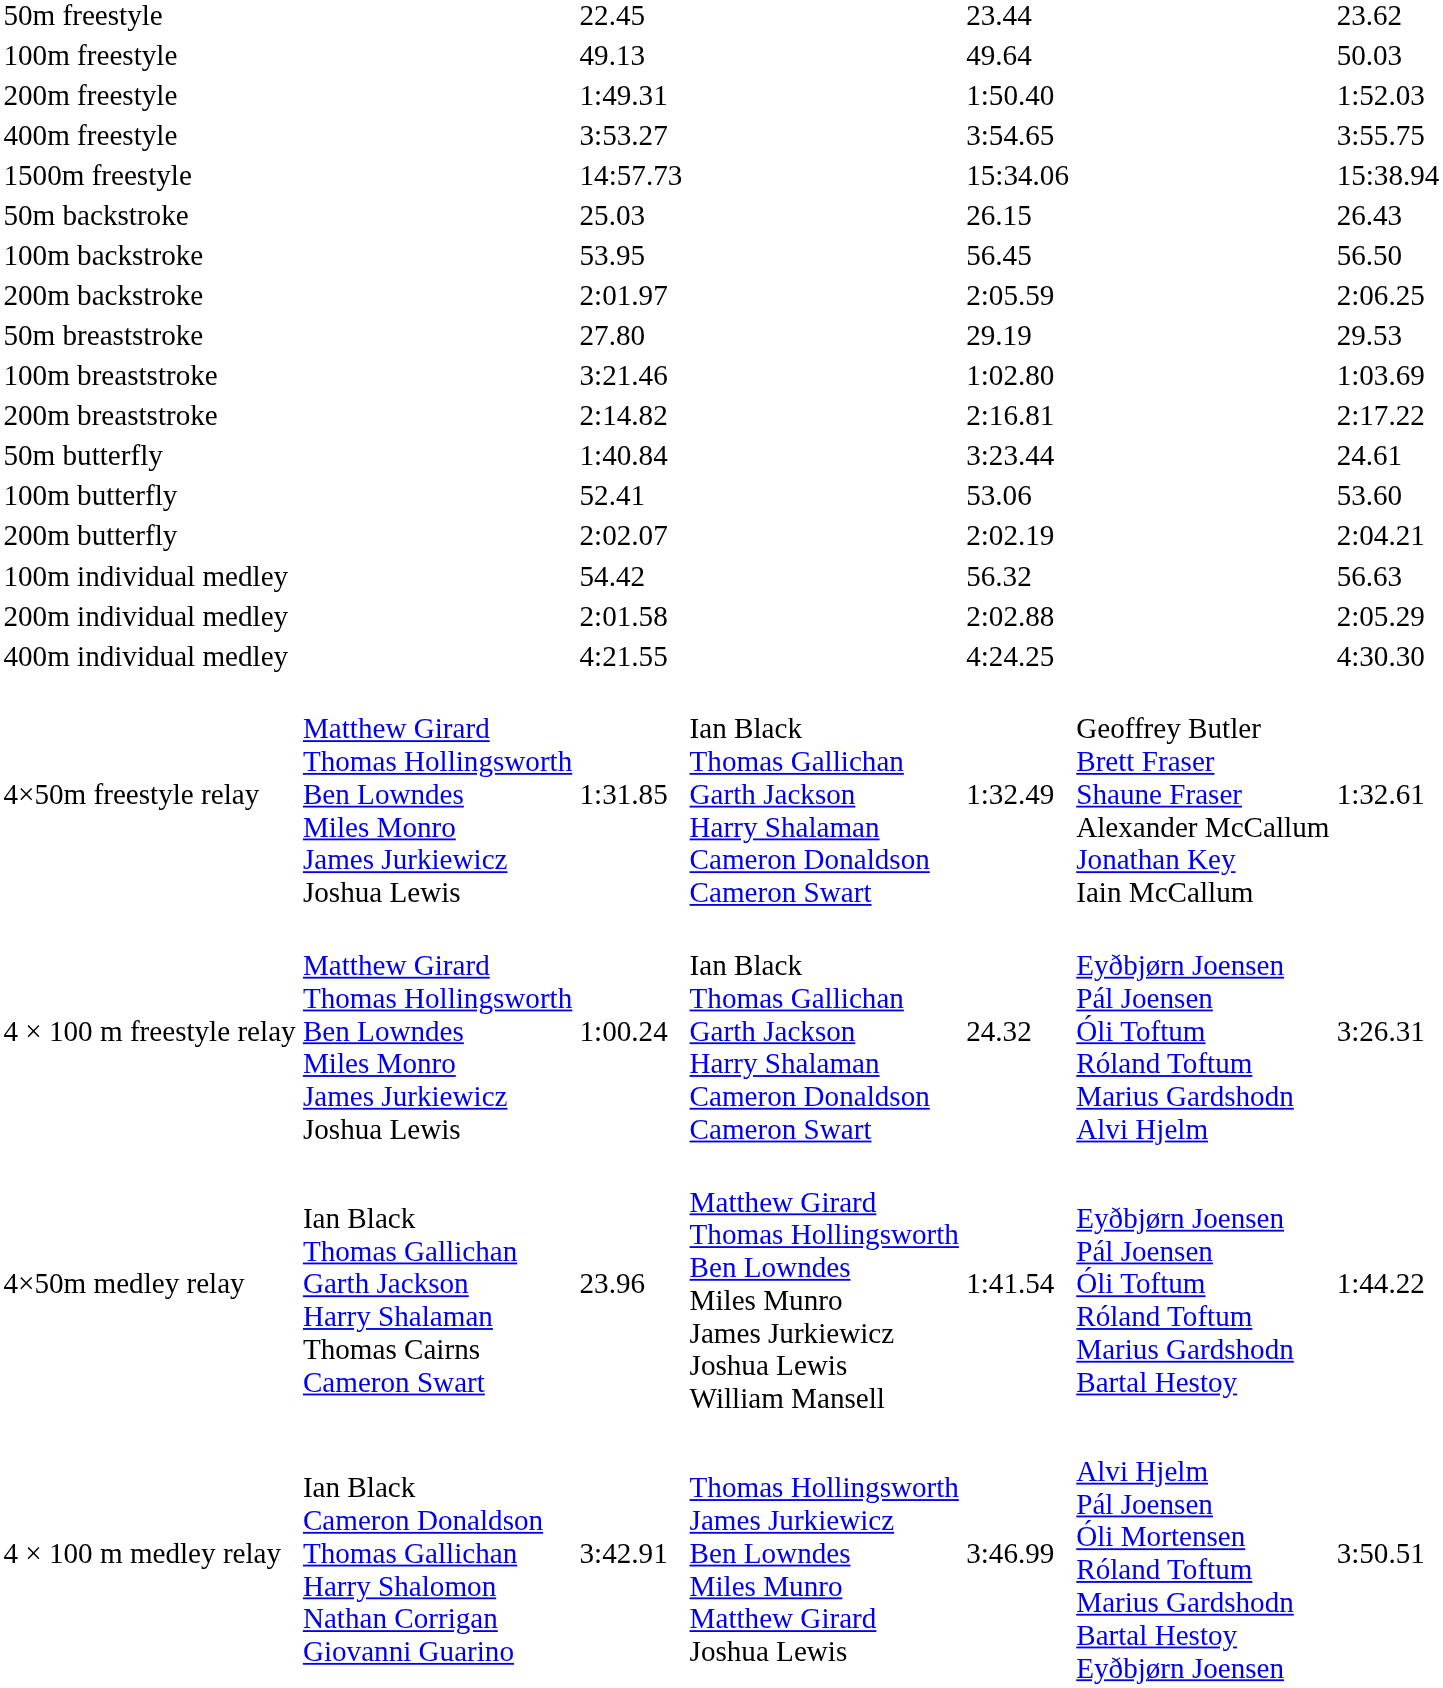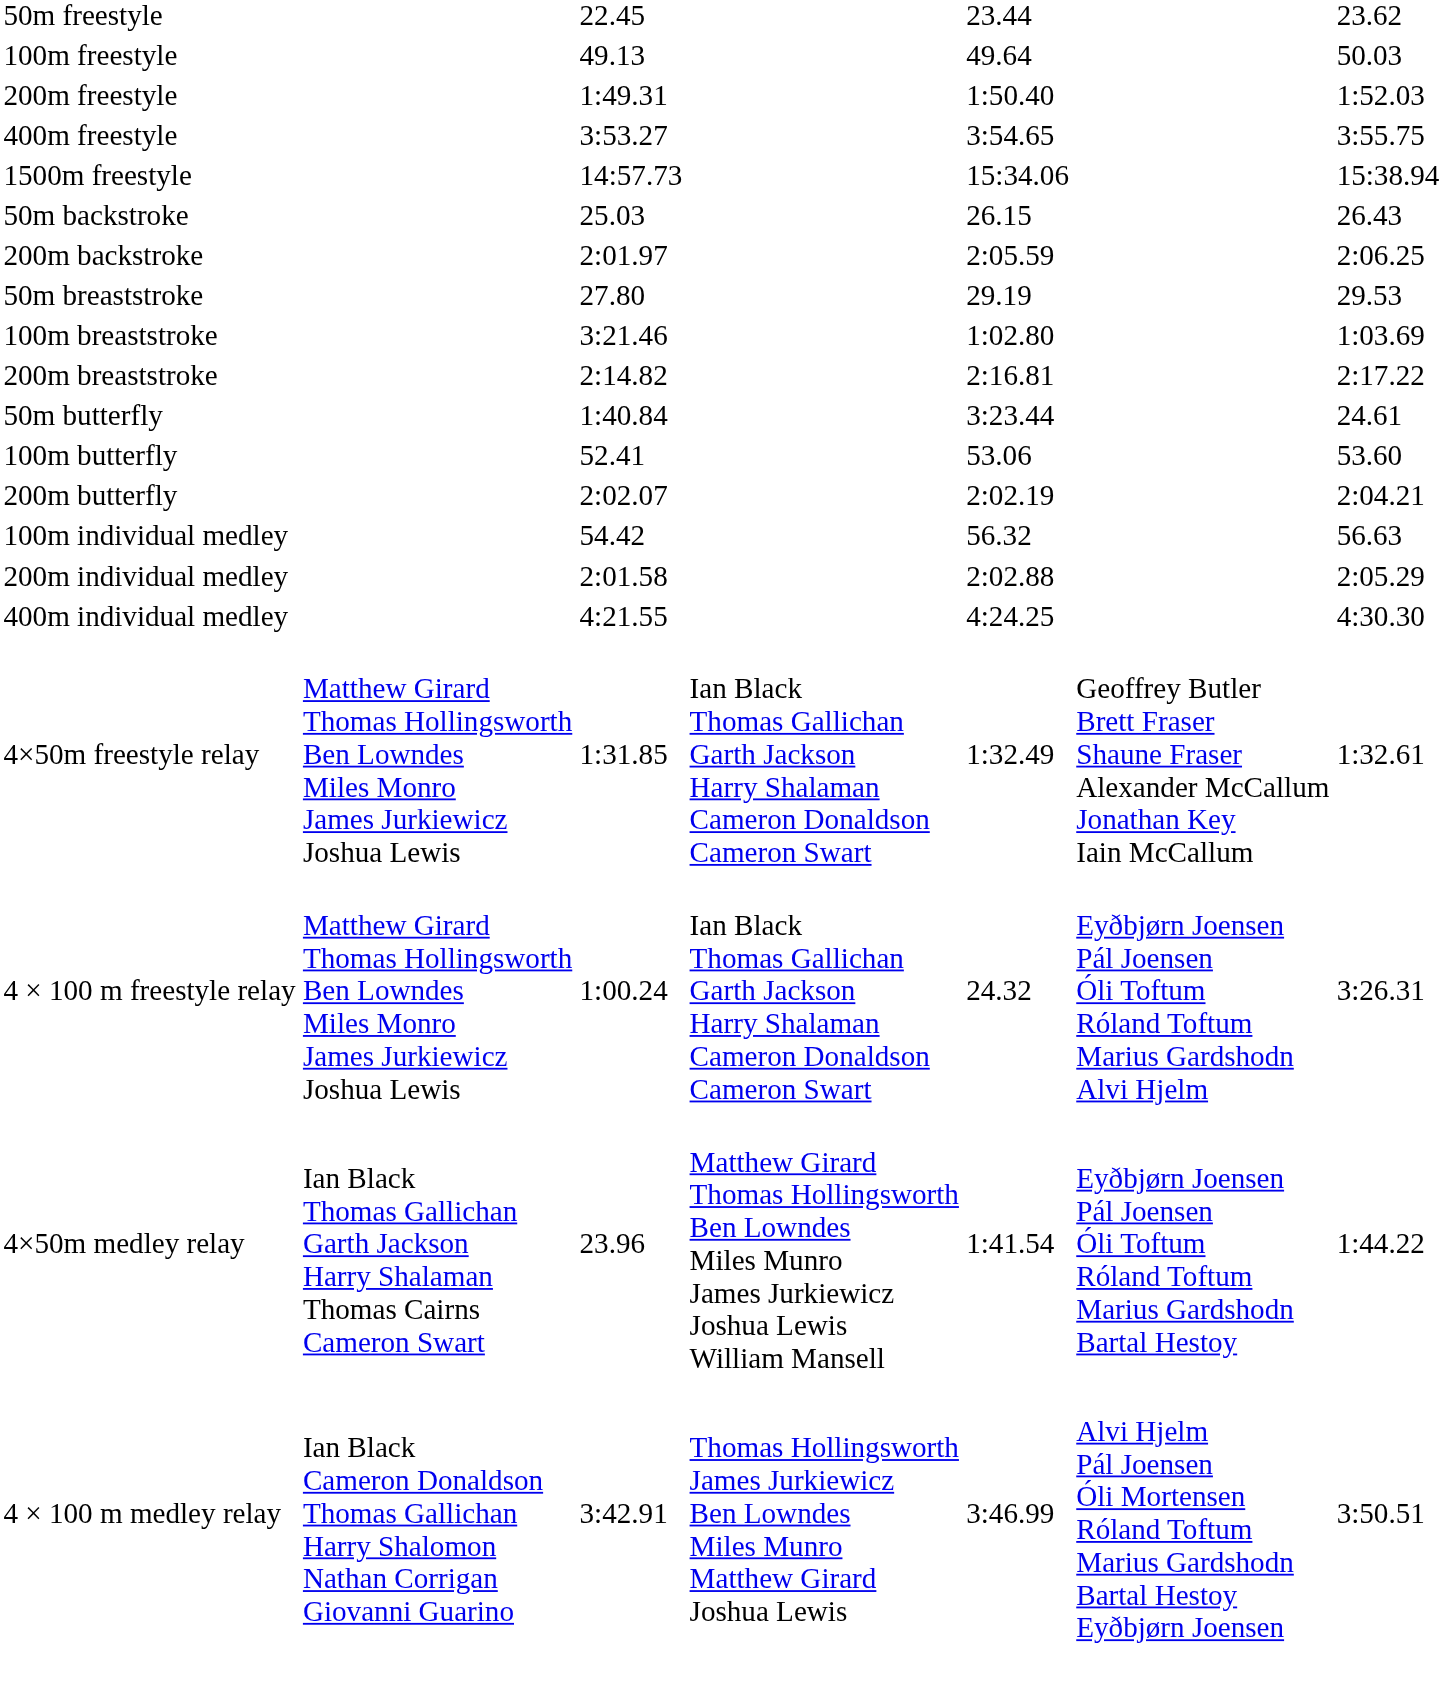- row: (103, 255)
